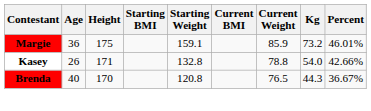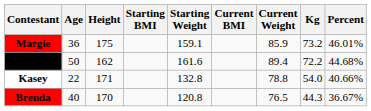+ row: (33, 61)
(74, 61) 26 -> (74, 79) 22
(346, 61) 42.66% -> (346, 79) 40.66%
